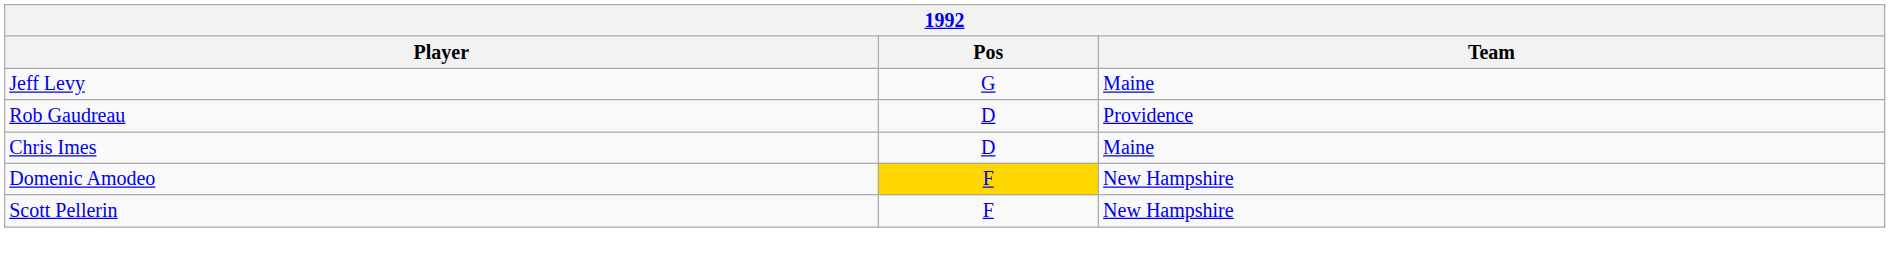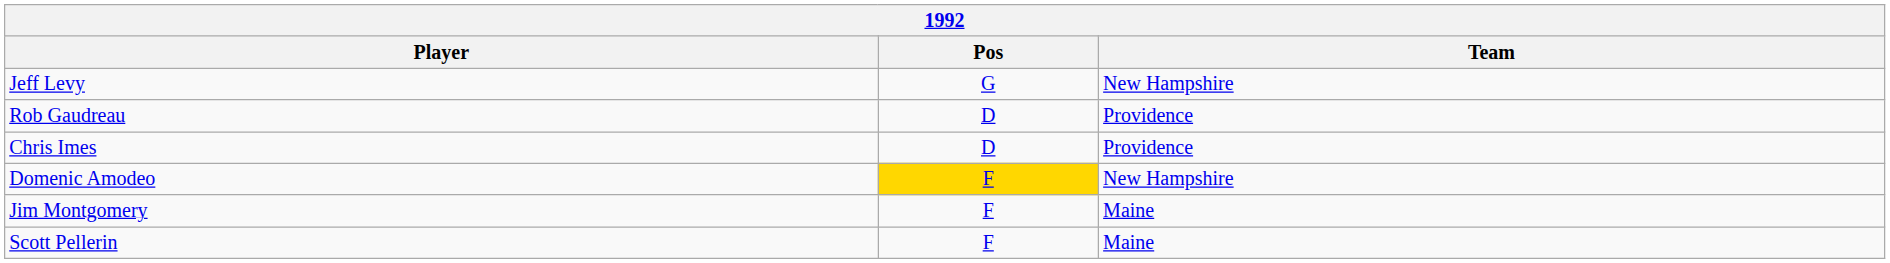(1129, 83) Maine -> (1168, 83) New Hampshire
(1129, 147) Maine -> (1148, 147) Providence
+ row: (78, 210)
(1168, 210) New Hampshire -> (1129, 242) Maine
